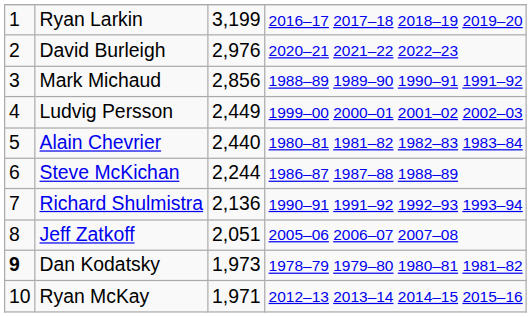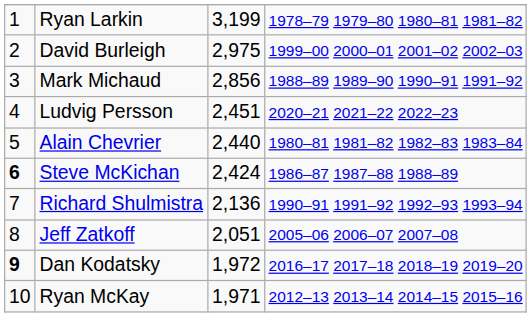(396, 20) 2016–17 2017–18 2018–19 2019–20 -> (396, 20) 1978–79 1979–80 1980–81 1981–82
(236, 50) 2,976 -> (236, 50) 2,975
(363, 51) 2020–21 2021–22 2022–23 -> (396, 51) 1999–00 2000–01 2001–02 2002–03
(236, 111) 2,449 -> (236, 111) 2,451
(396, 112) 1999–00 2000–01 2001–02 2002–03 -> (363, 112) 2020–21 2021–22 2022–23
(14, 173) normal -> (14, 173) bold
(236, 173) 2,244 -> (236, 173) 2,424
(236, 265) 1,973 -> (236, 265) 1,972
(396, 266) 1978–79 1979–80 1980–81 1981–82 -> (396, 266) 2016–17 2017–18 2018–19 2019–20
